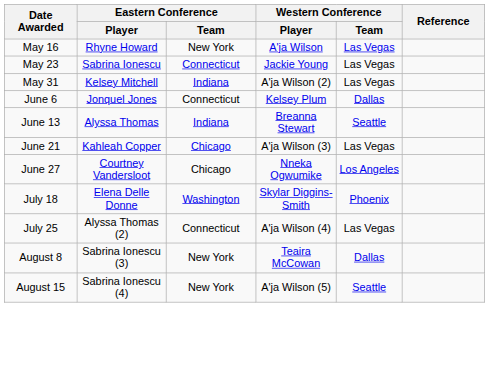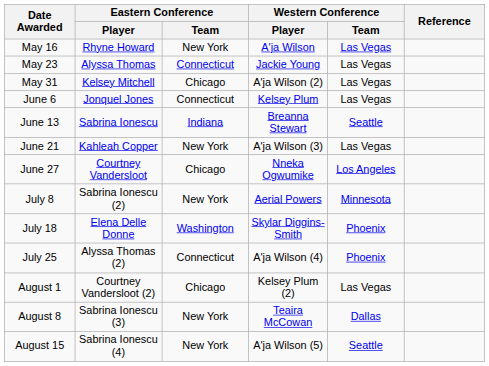(122, 64) Sabrina Ionescu -> (118, 64) Alyssa Thomas
(211, 82) Indiana -> (205, 82) Chicago
(369, 99) Dallas -> (366, 99) Las Vegas
(122, 122) Alyssa Thomas -> (118, 122) Sabrina Ionescu
(211, 146) Chicago -> (205, 146) New York
+ row: (40, 199)
(369, 228) Las Vegas -> (366, 258) Phoenix
+ row: (40, 287)
